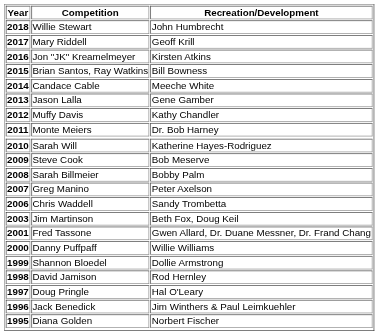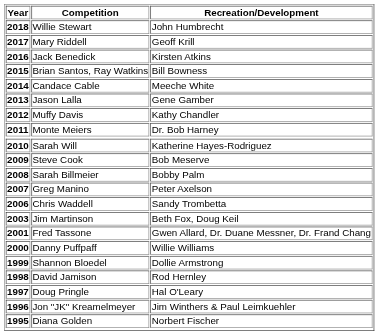(84, 56) Jon "JK" Kreamelmeyer -> (64, 56) Jack Benedick
(64, 306) Jack Benedick -> (84, 306) Jon "JK" Kreamelmeyer
